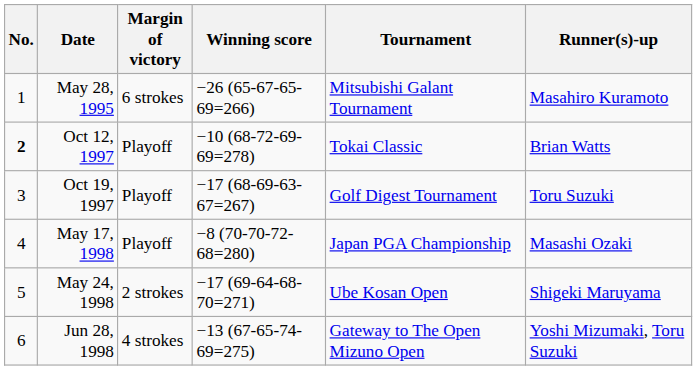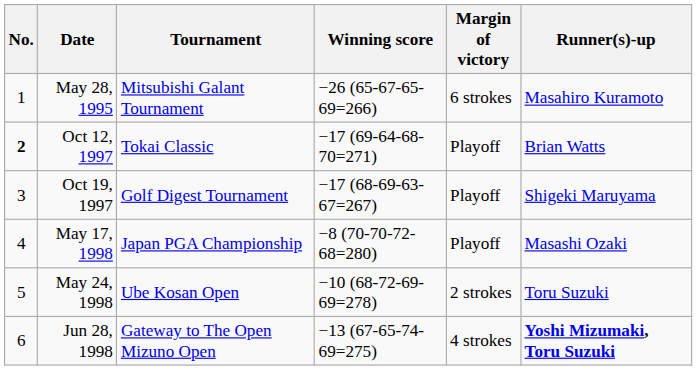columns swapped: (426, 39) <-> (155, 39)
(249, 146) −10 (68-72-69-69=278) -> (371, 146) −17 (69-64-68-70=271)
(572, 195) Toru Suzuki -> (590, 195) Shigeki Maruyama
(249, 292) −17 (69-64-68-70=271) -> (371, 292) −10 (68-72-69-69=278)
(595, 292) Shigeki Maruyama -> (567, 292) Toru Suzuki
(607, 341) normal -> (587, 341) bold
